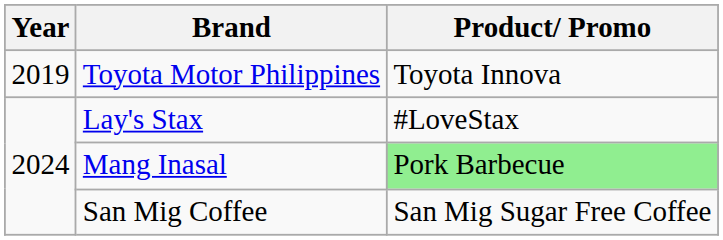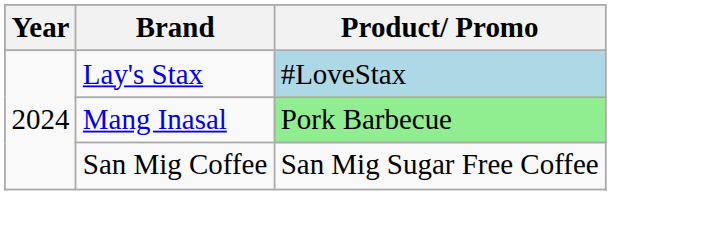- row: (231, 73)
(456, 119) no background -> (343, 73) lightblue background
